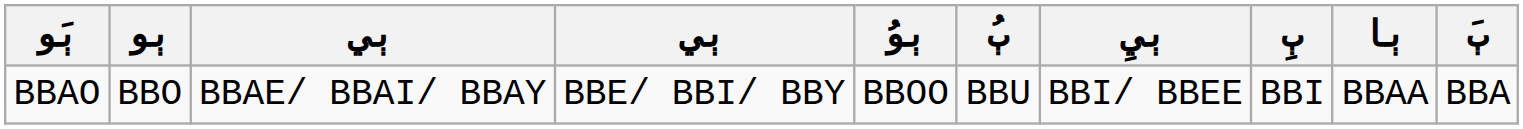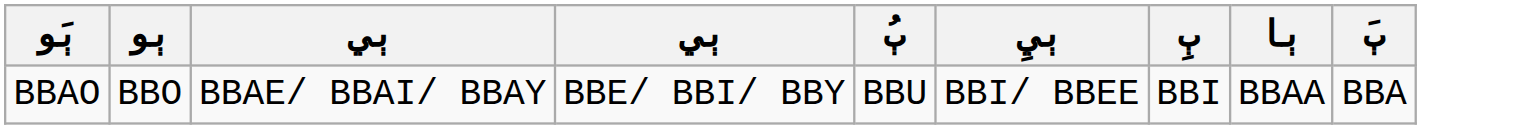- column: (906, 36)
